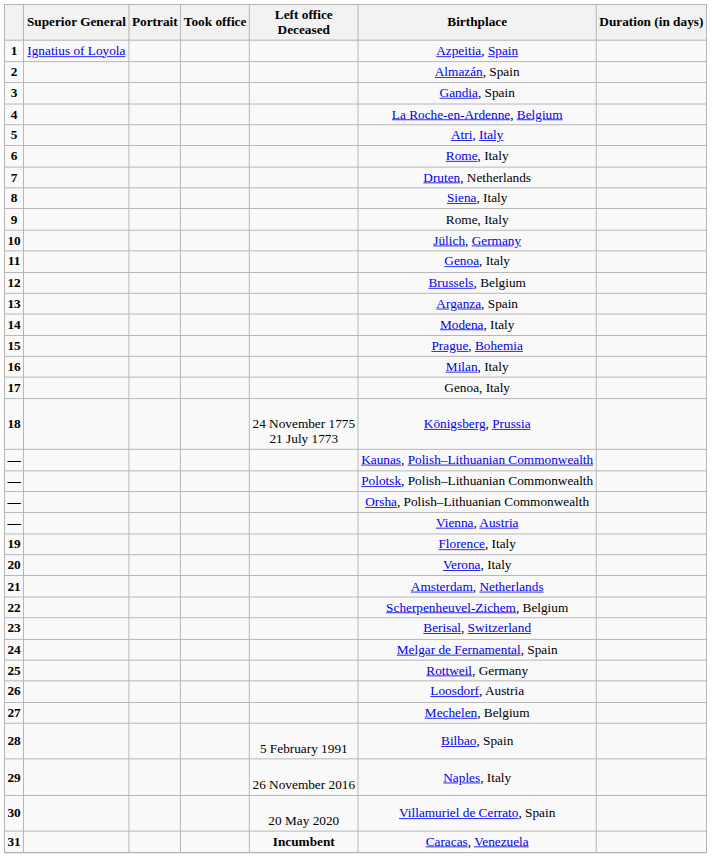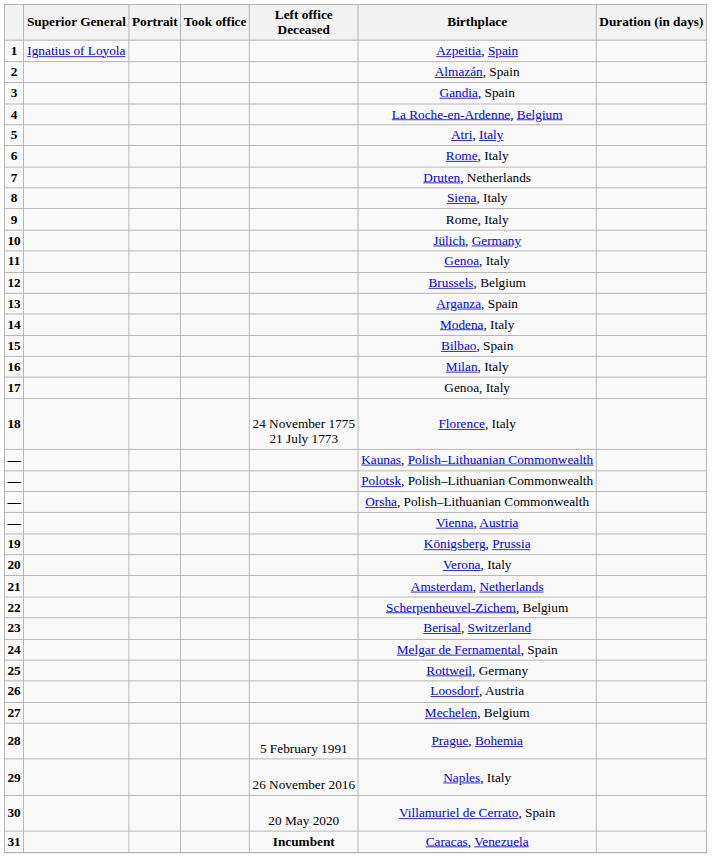(477, 345) Prague, Bohemia -> (477, 345) Bilbao, Spain
(477, 424) Königsberg, Prussia -> (477, 424) Florence, Italy
(477, 544) Florence, Italy -> (477, 544) Königsberg, Prussia
(477, 741) Bilbao, Spain -> (477, 741) Prague, Bohemia
